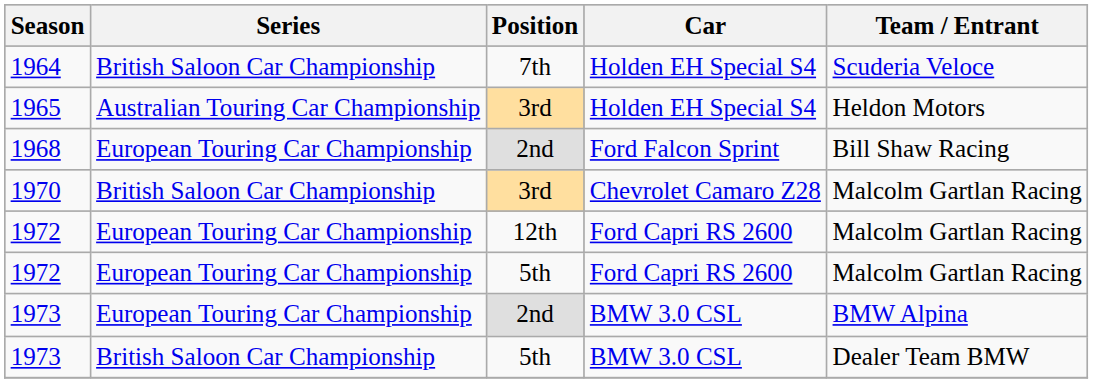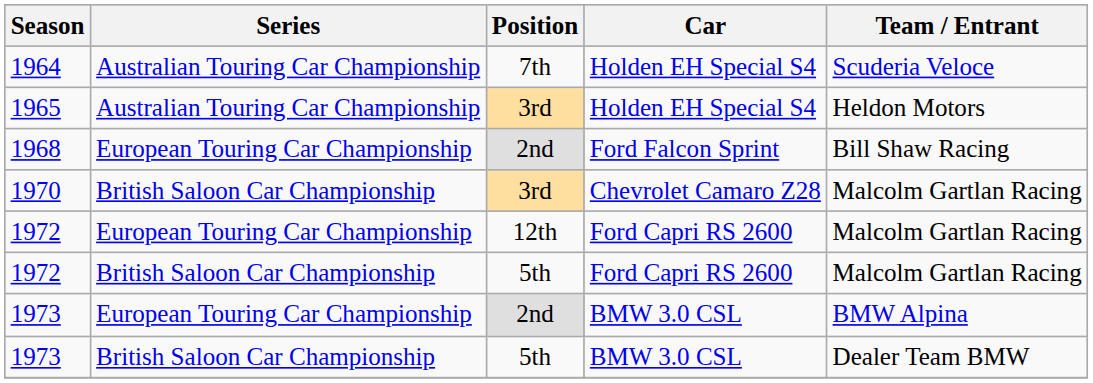(266, 66) British Saloon Car Championship -> (288, 66) Australian Touring Car Championship
(284, 273) European Touring Car Championship -> (266, 273) British Saloon Car Championship
